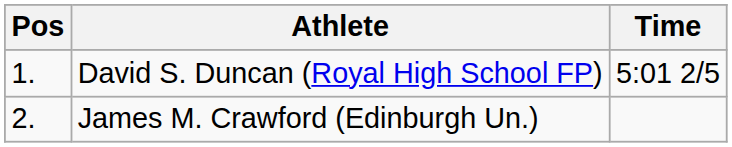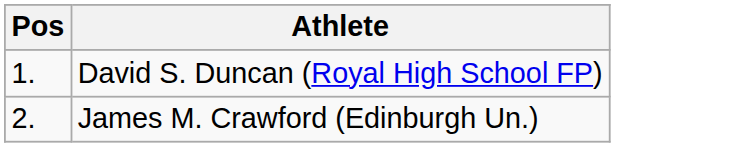- column: (668, 27)
